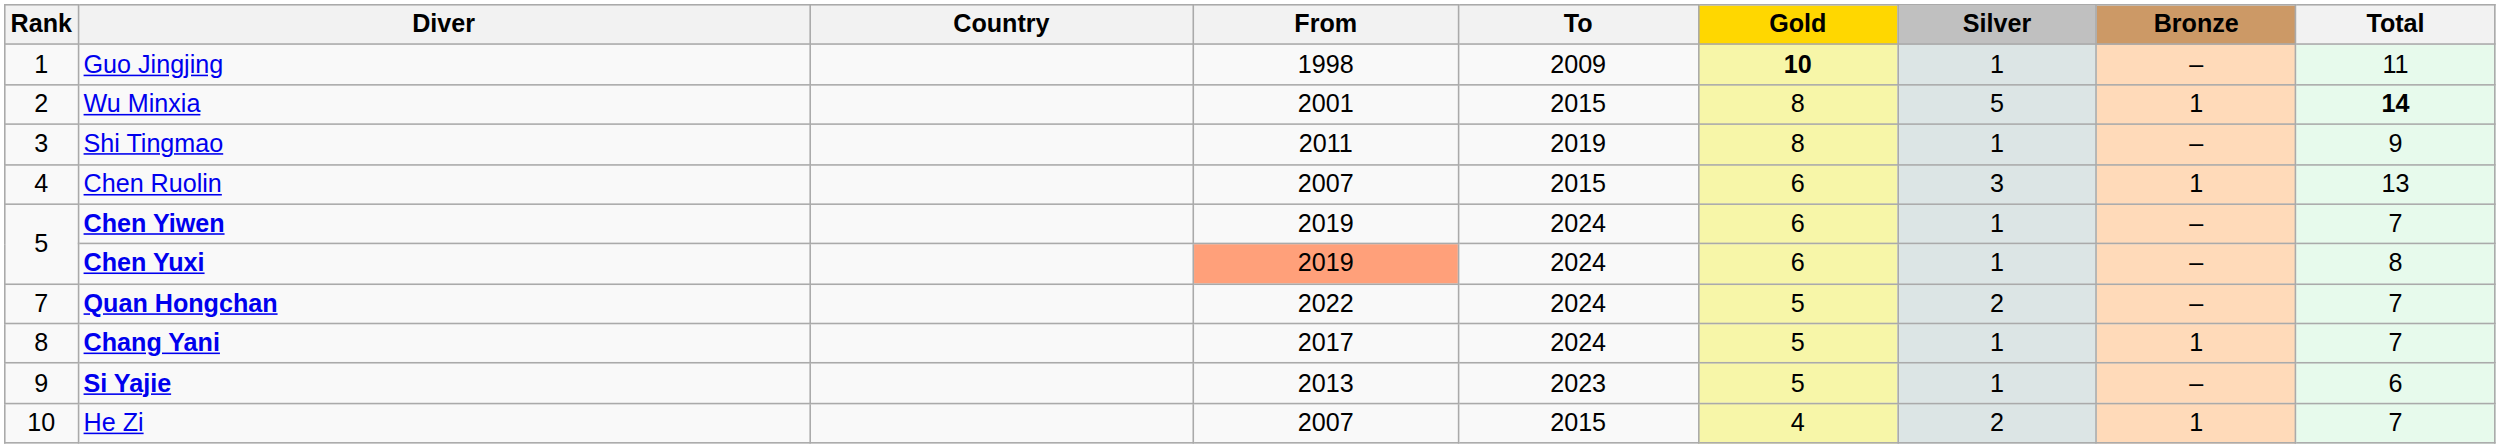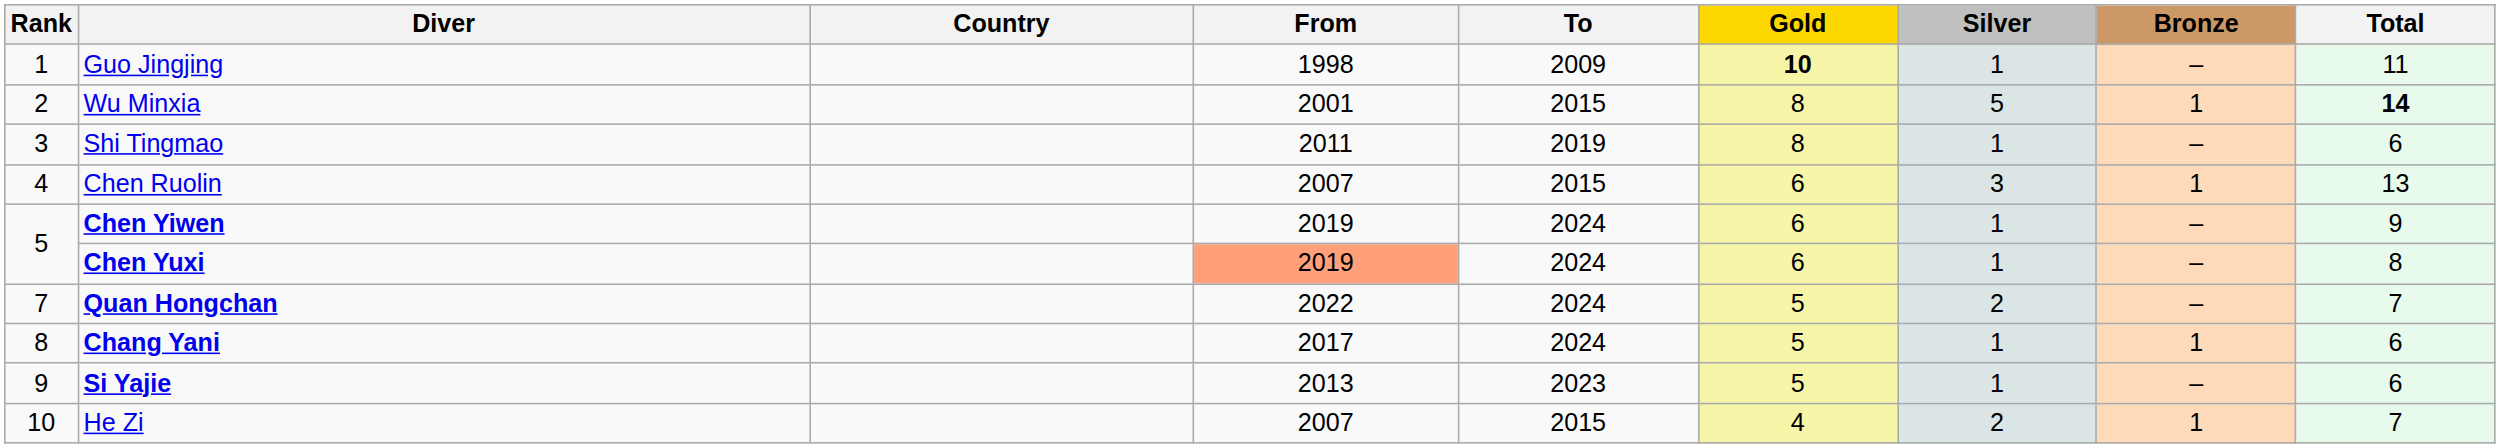(2395, 143) 9 -> (2395, 143) 6
(2395, 223) 7 -> (2395, 223) 9
(2395, 343) 7 -> (2395, 343) 6
